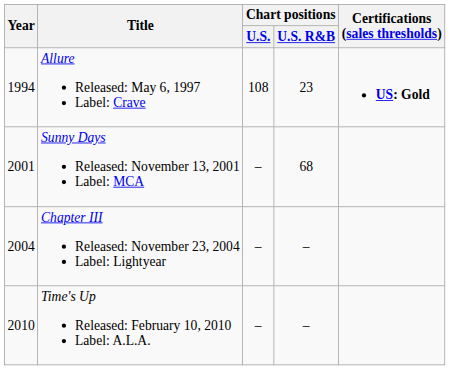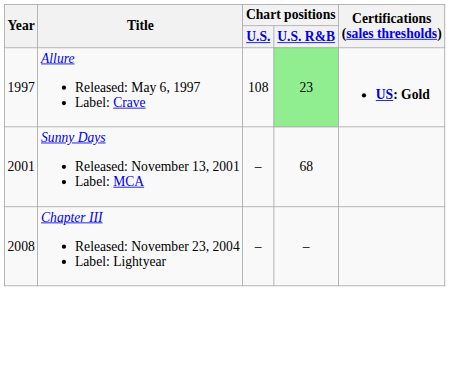(21, 87) 1994 -> (21, 87) 1997
(306, 87) no background -> (306, 87) lightgreen background
(21, 246) 2004 -> (21, 246) 2008
- row: (140, 319)
